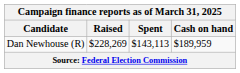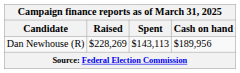(193, 44) $189,959 -> (193, 44) $189,956
